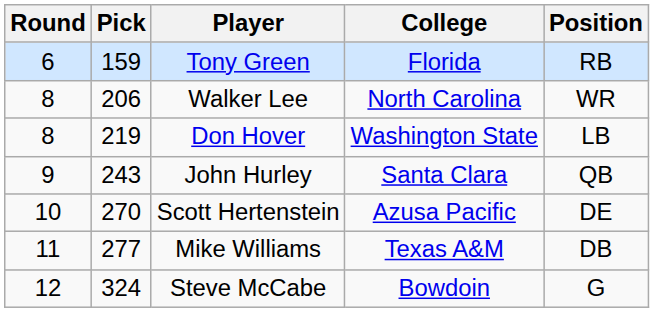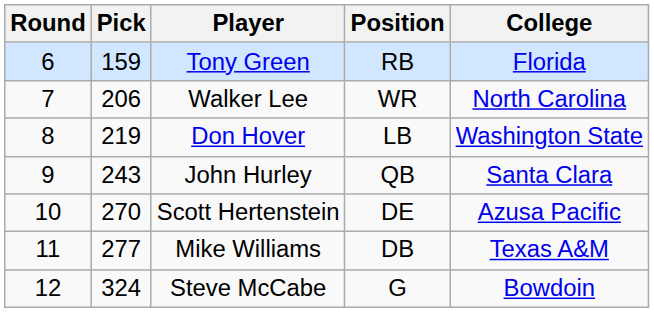columns swapped: (596, 23) <-> (444, 23)
(48, 99) 8 -> (48, 99) 7
